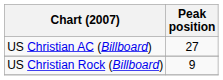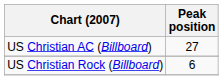(192, 65) 9 -> (192, 65) 6
